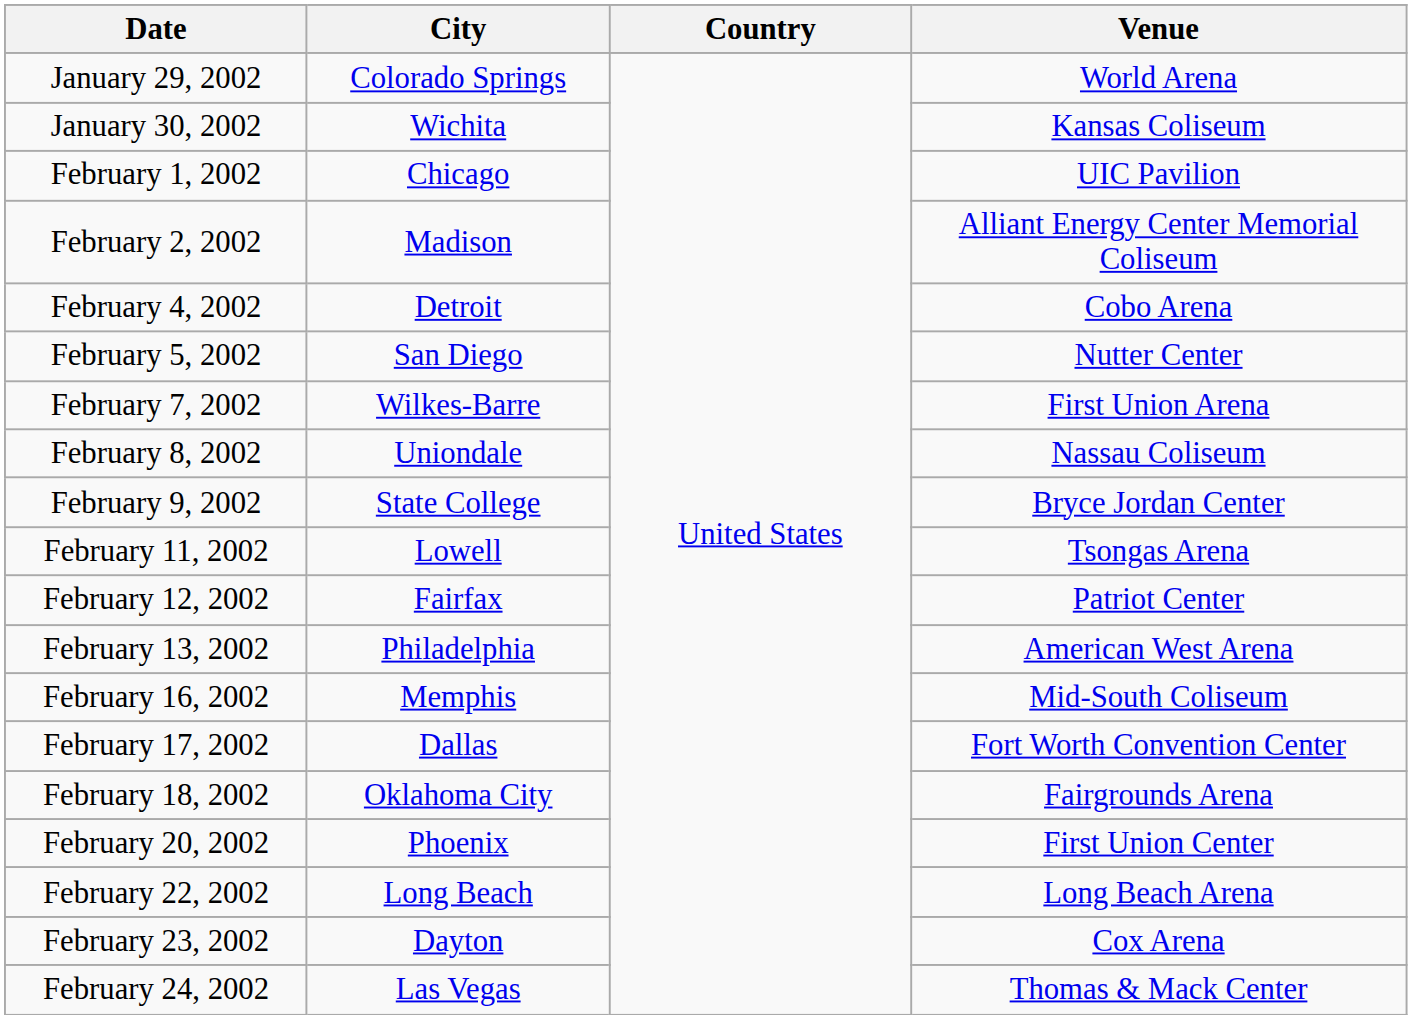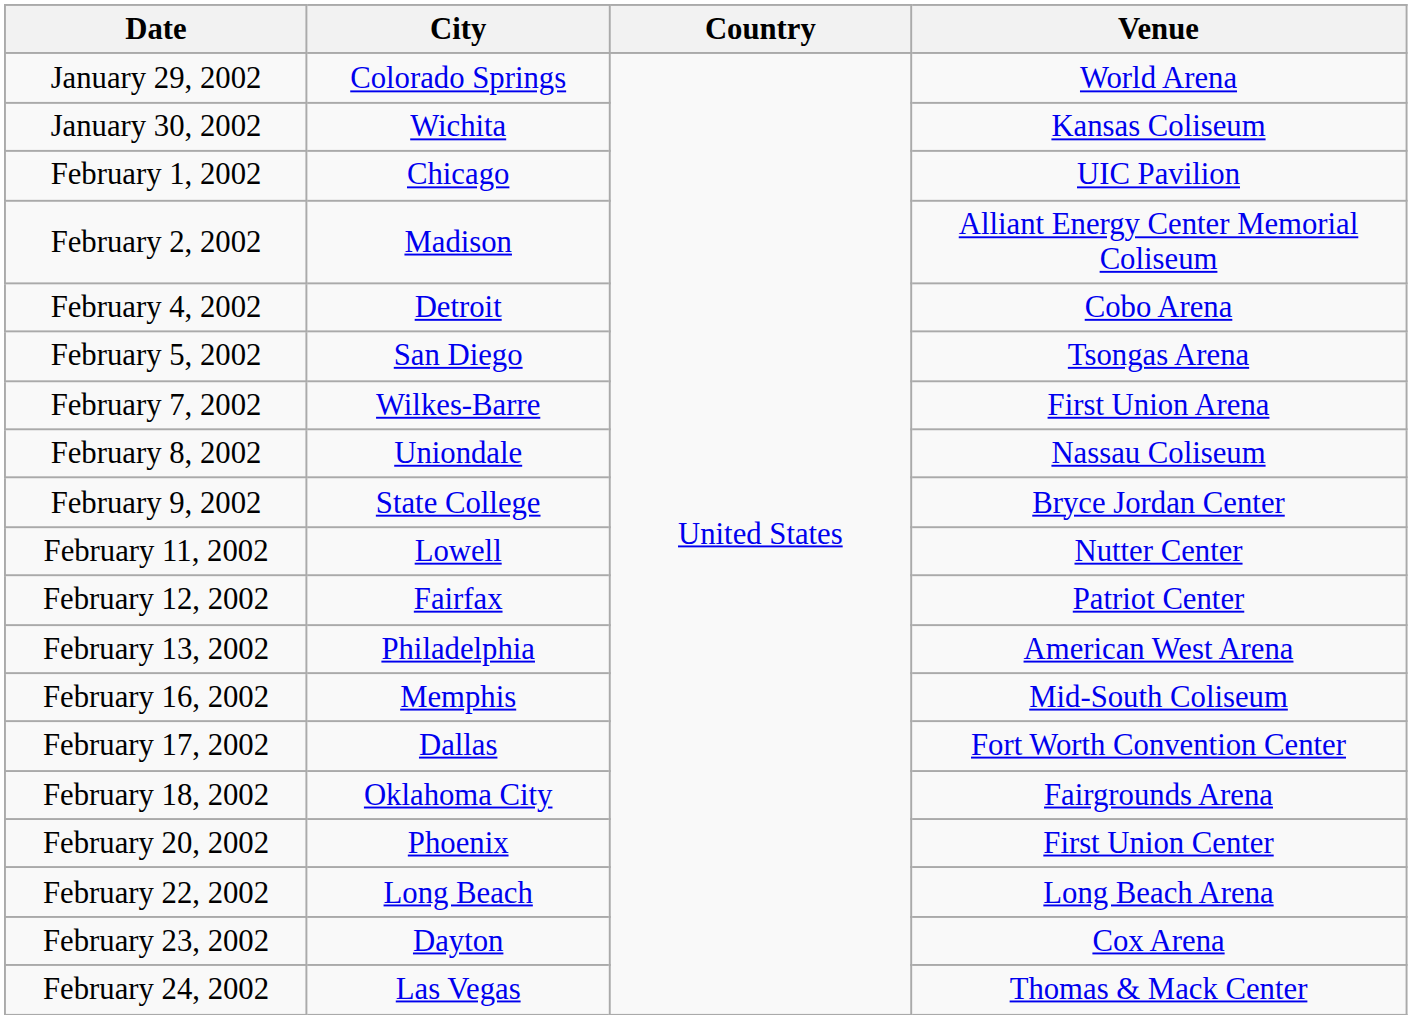(1159, 355) Nutter Center -> (1159, 355) Tsongas Arena
(1159, 550) Tsongas Arena -> (1159, 550) Nutter Center
